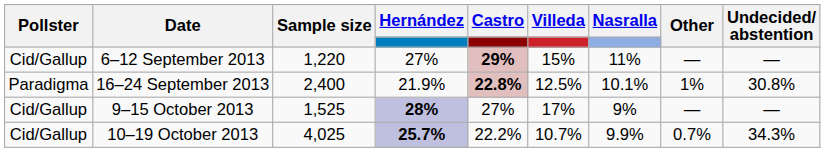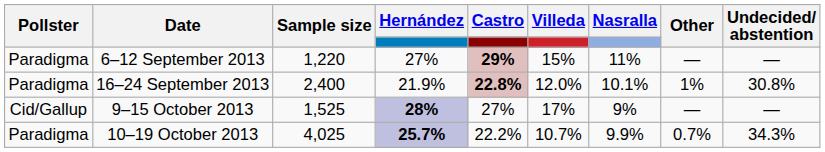(48, 59) Cid/Gallup -> (48, 59) Paradigma
(558, 84) 12.5% -> (558, 84) 12.0%
(48, 135) Cid/Gallup -> (48, 135) Paradigma
